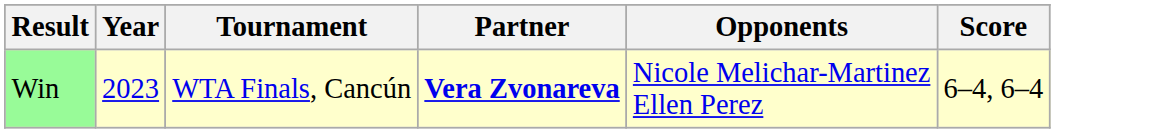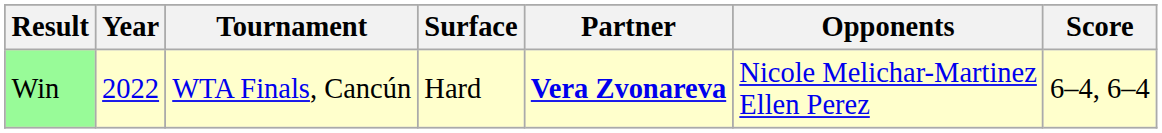+ column: (471, 27)
(131, 88) 2023 -> (131, 88) 2022
